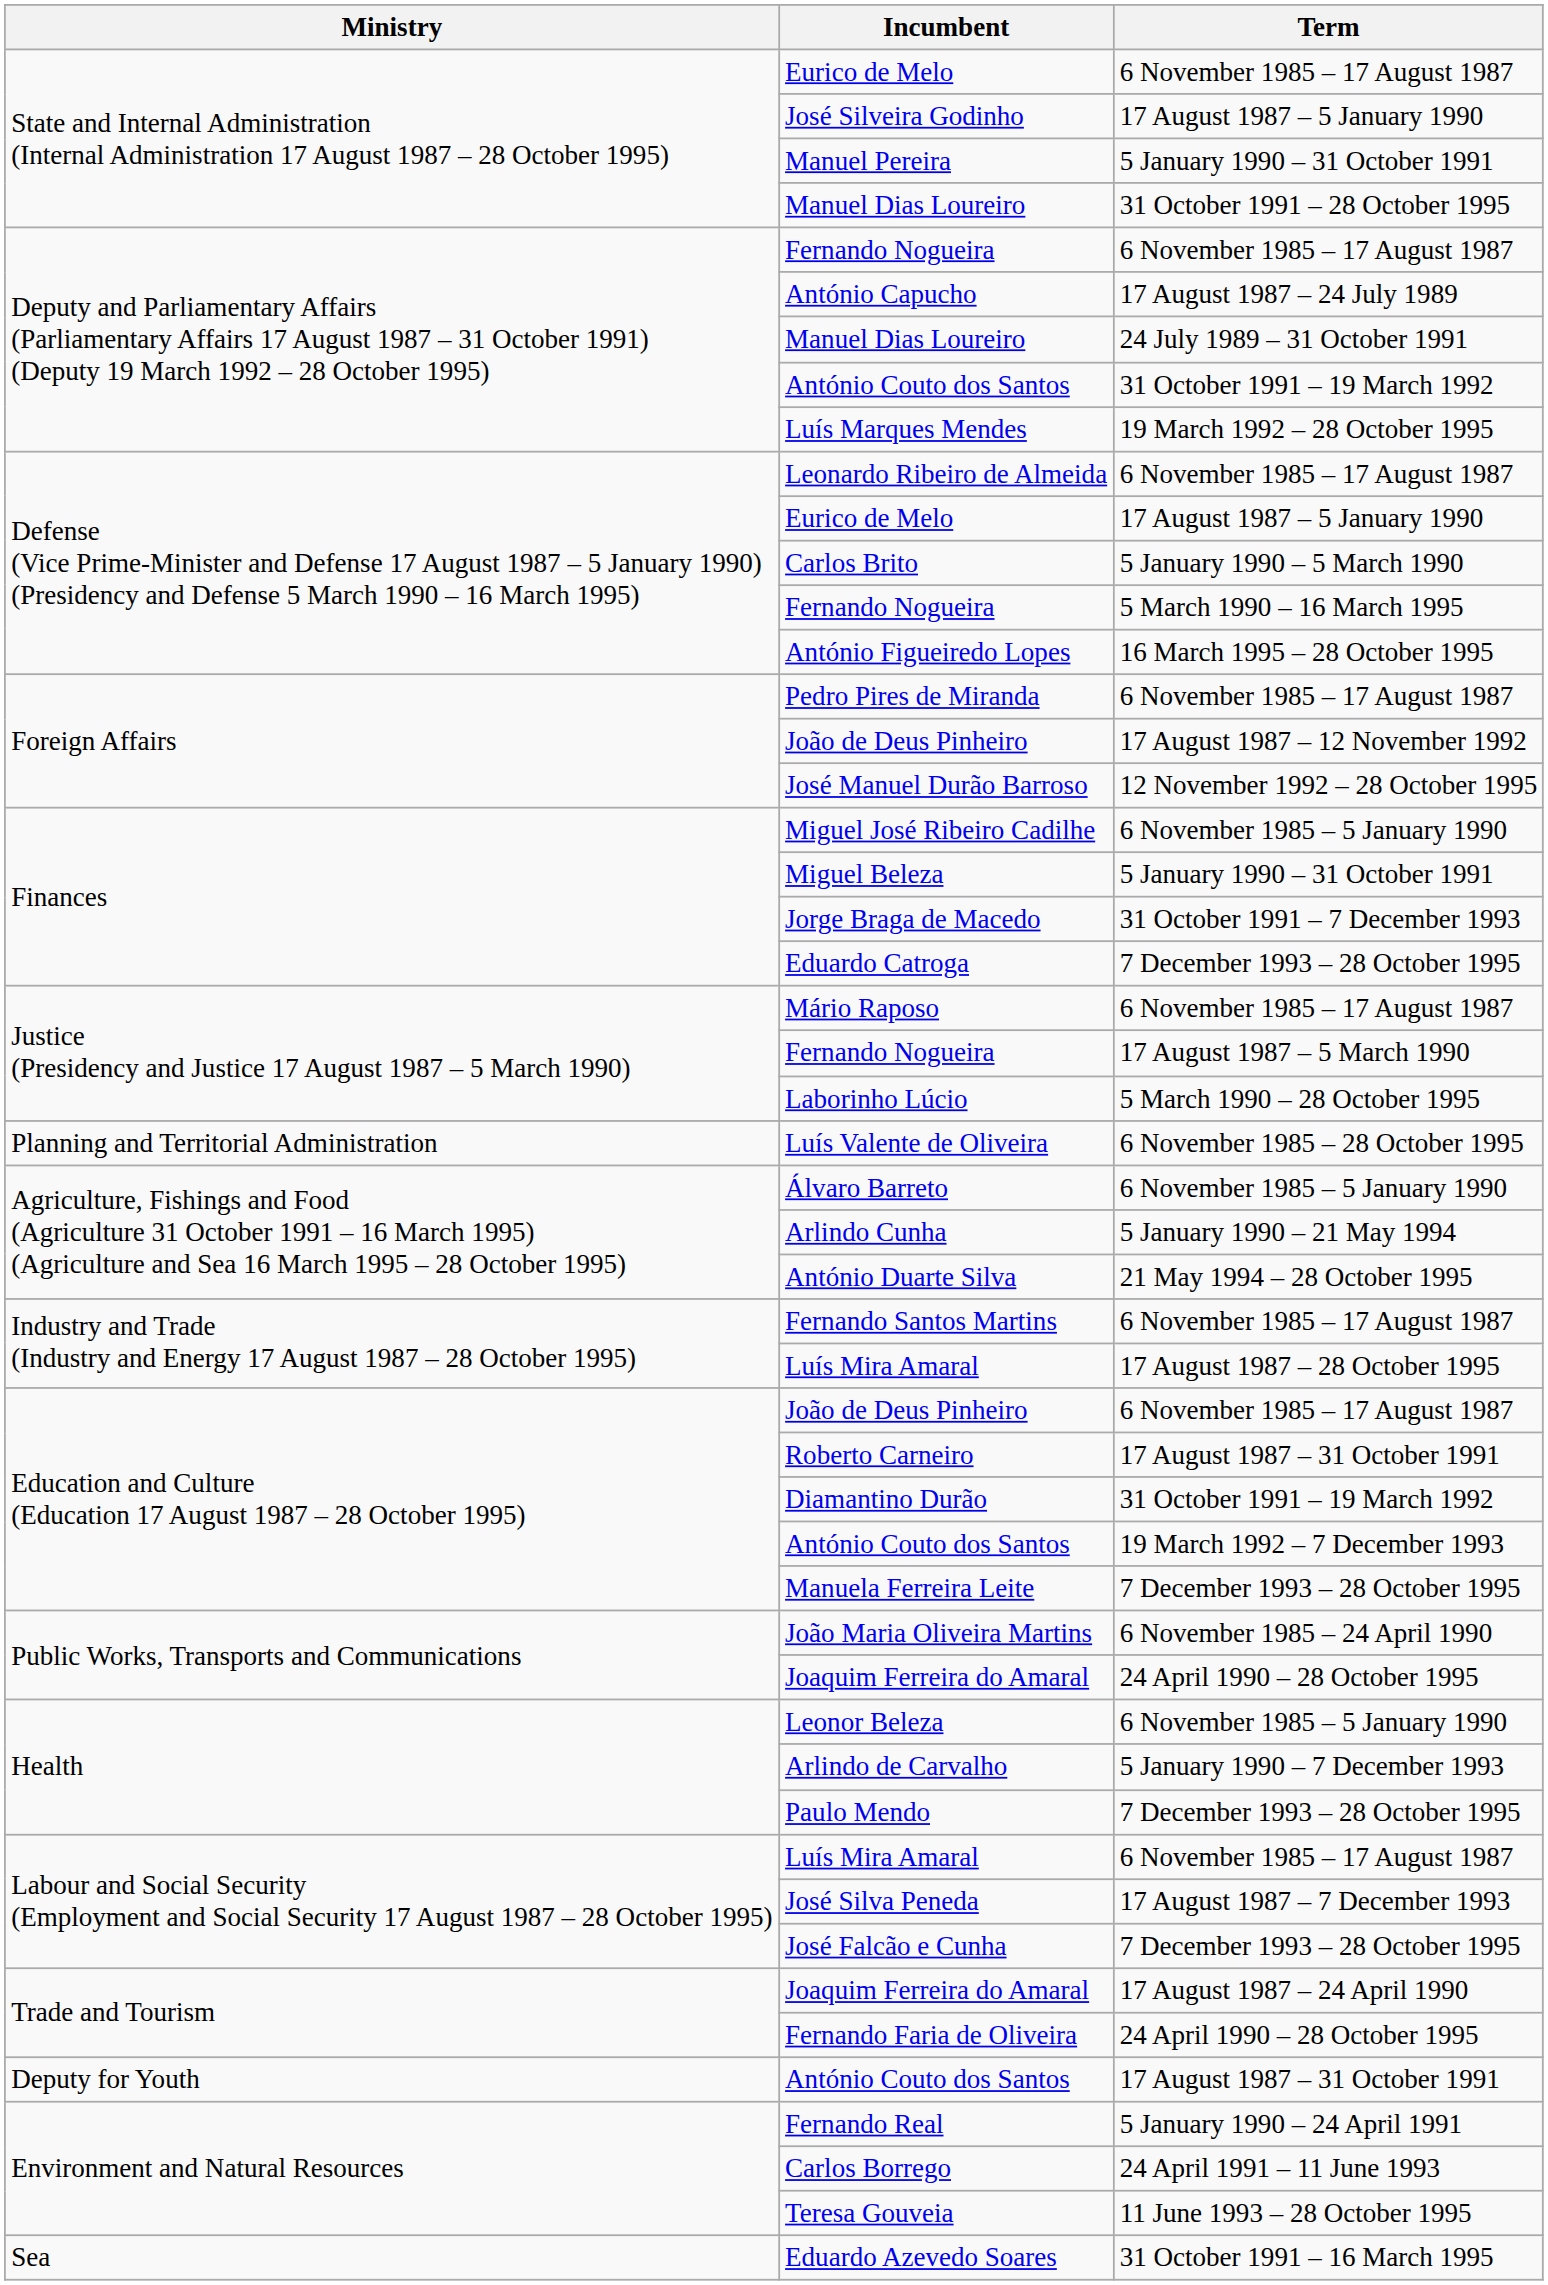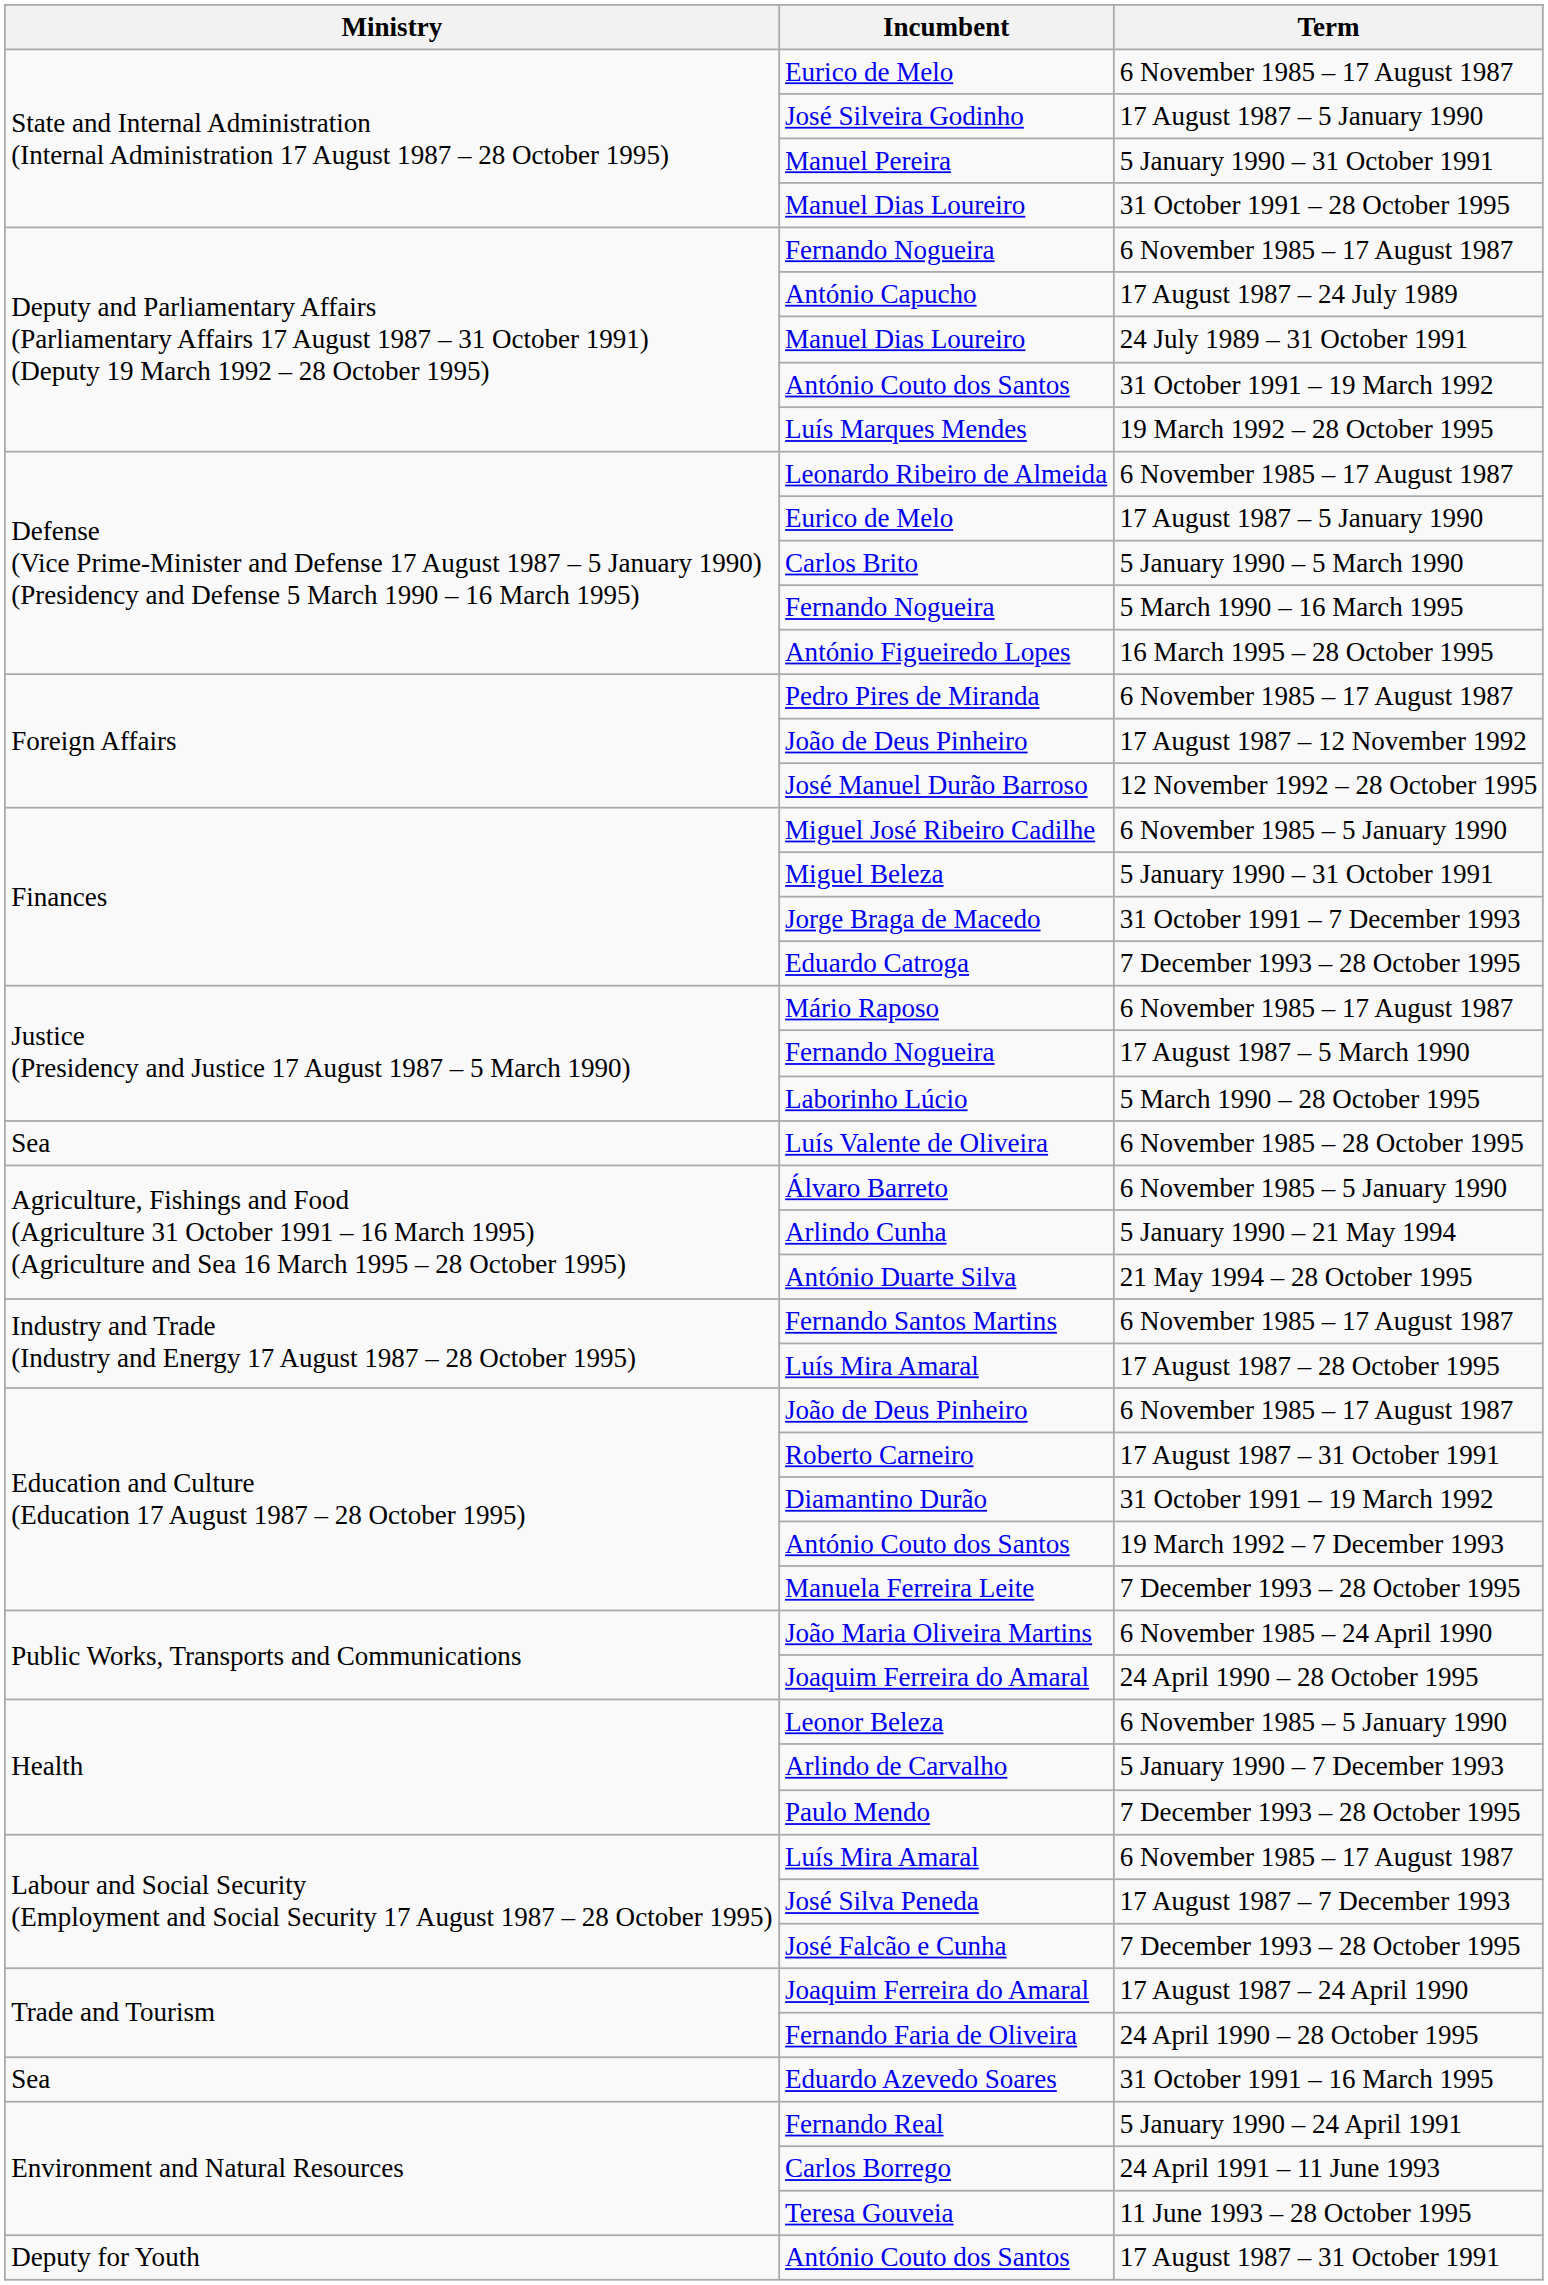(224, 1142) Planning and Territorial Administration -> (31, 1142) Sea
rows swapped: (927, 2079) <-> (921, 2257)
